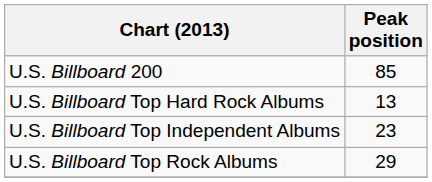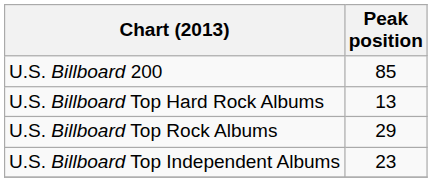rows swapped: (143, 161) <-> (174, 131)
